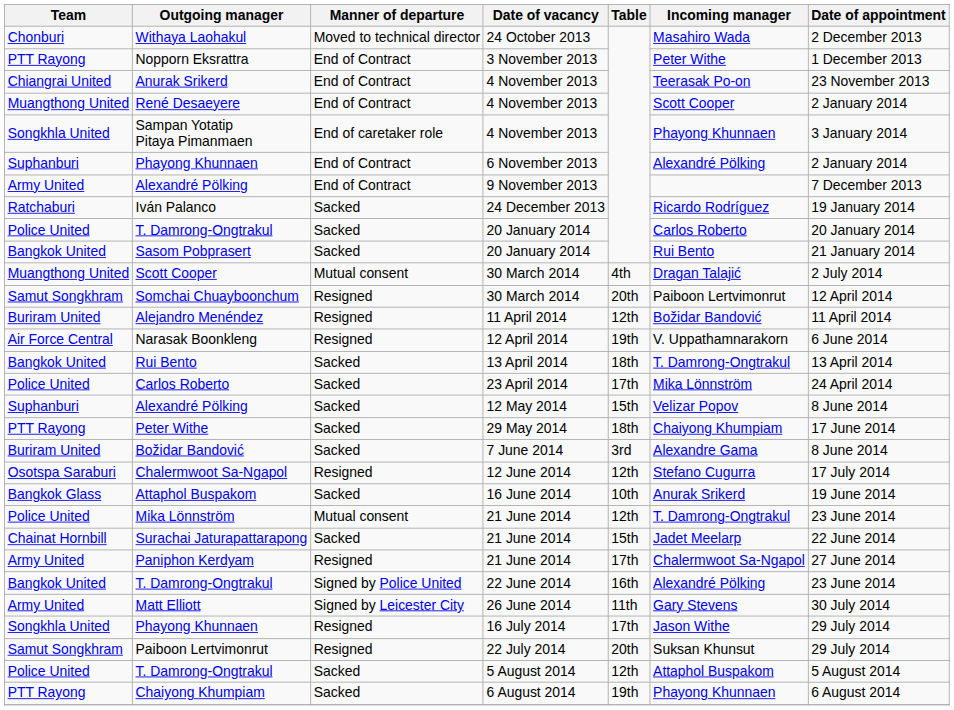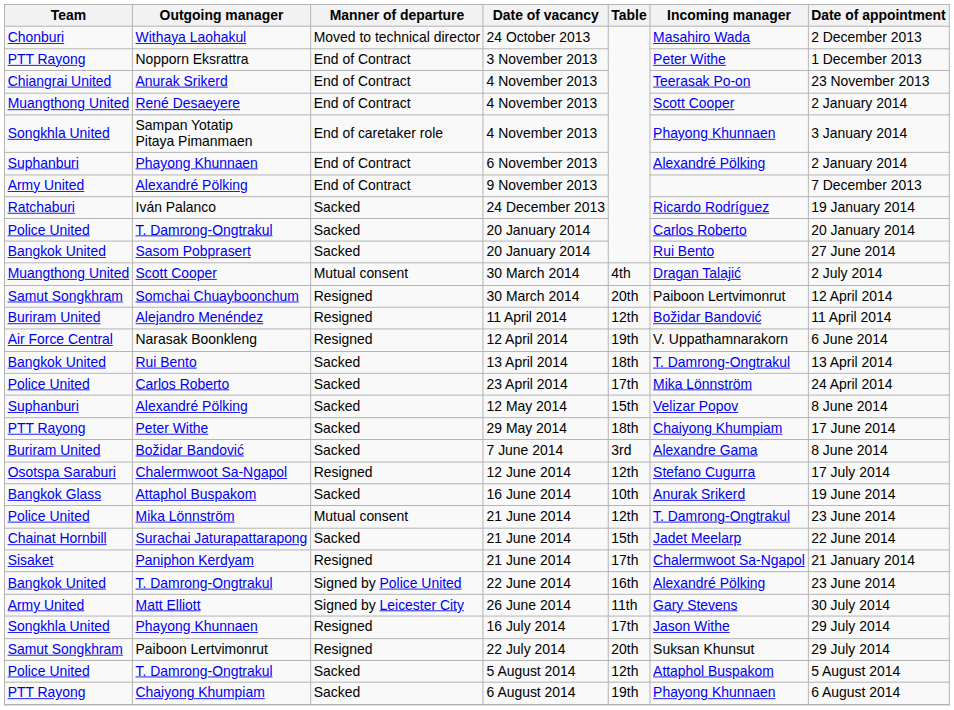(863, 251) 21 January 2014 -> (853, 251) 27 June 2014
(46, 561) Army United -> (30, 561) Sisaket
(853, 561) 27 June 2014 -> (863, 561) 21 January 2014
